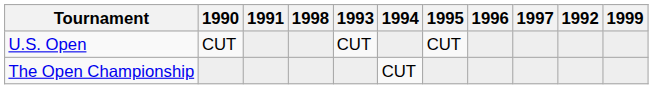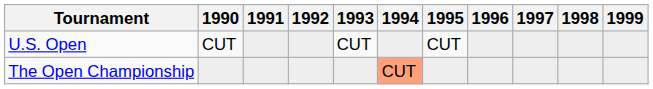columns swapped: (580, 18) <-> (310, 18)
(399, 71) no background -> (399, 71) lightsalmon background
